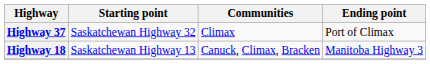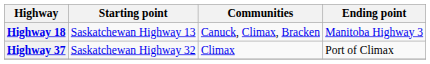rows swapped: (36, 50) <-> (36, 31)
